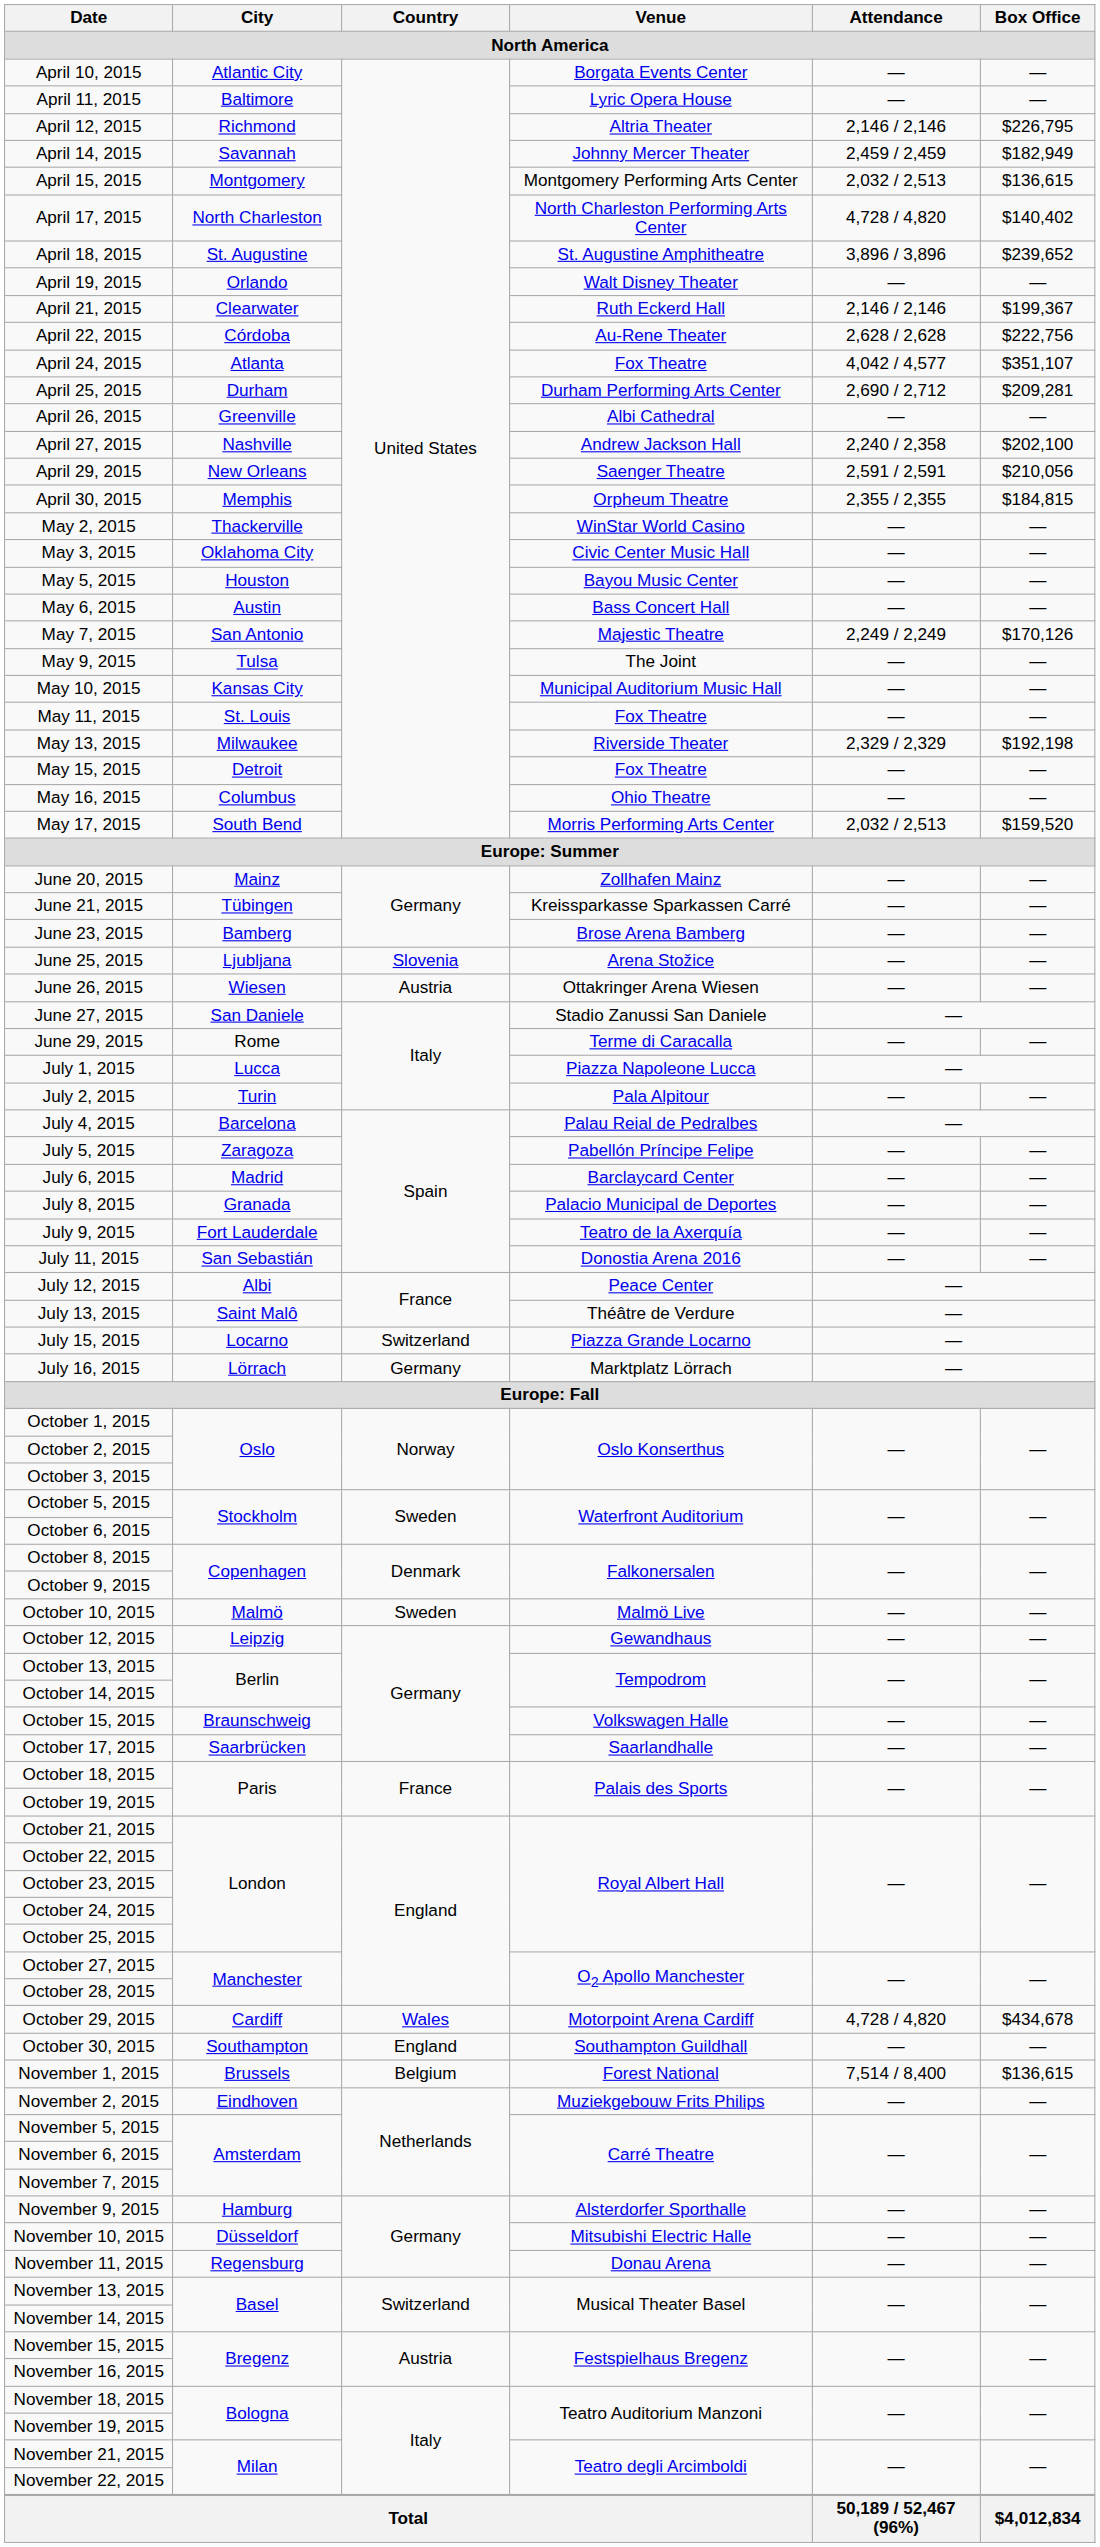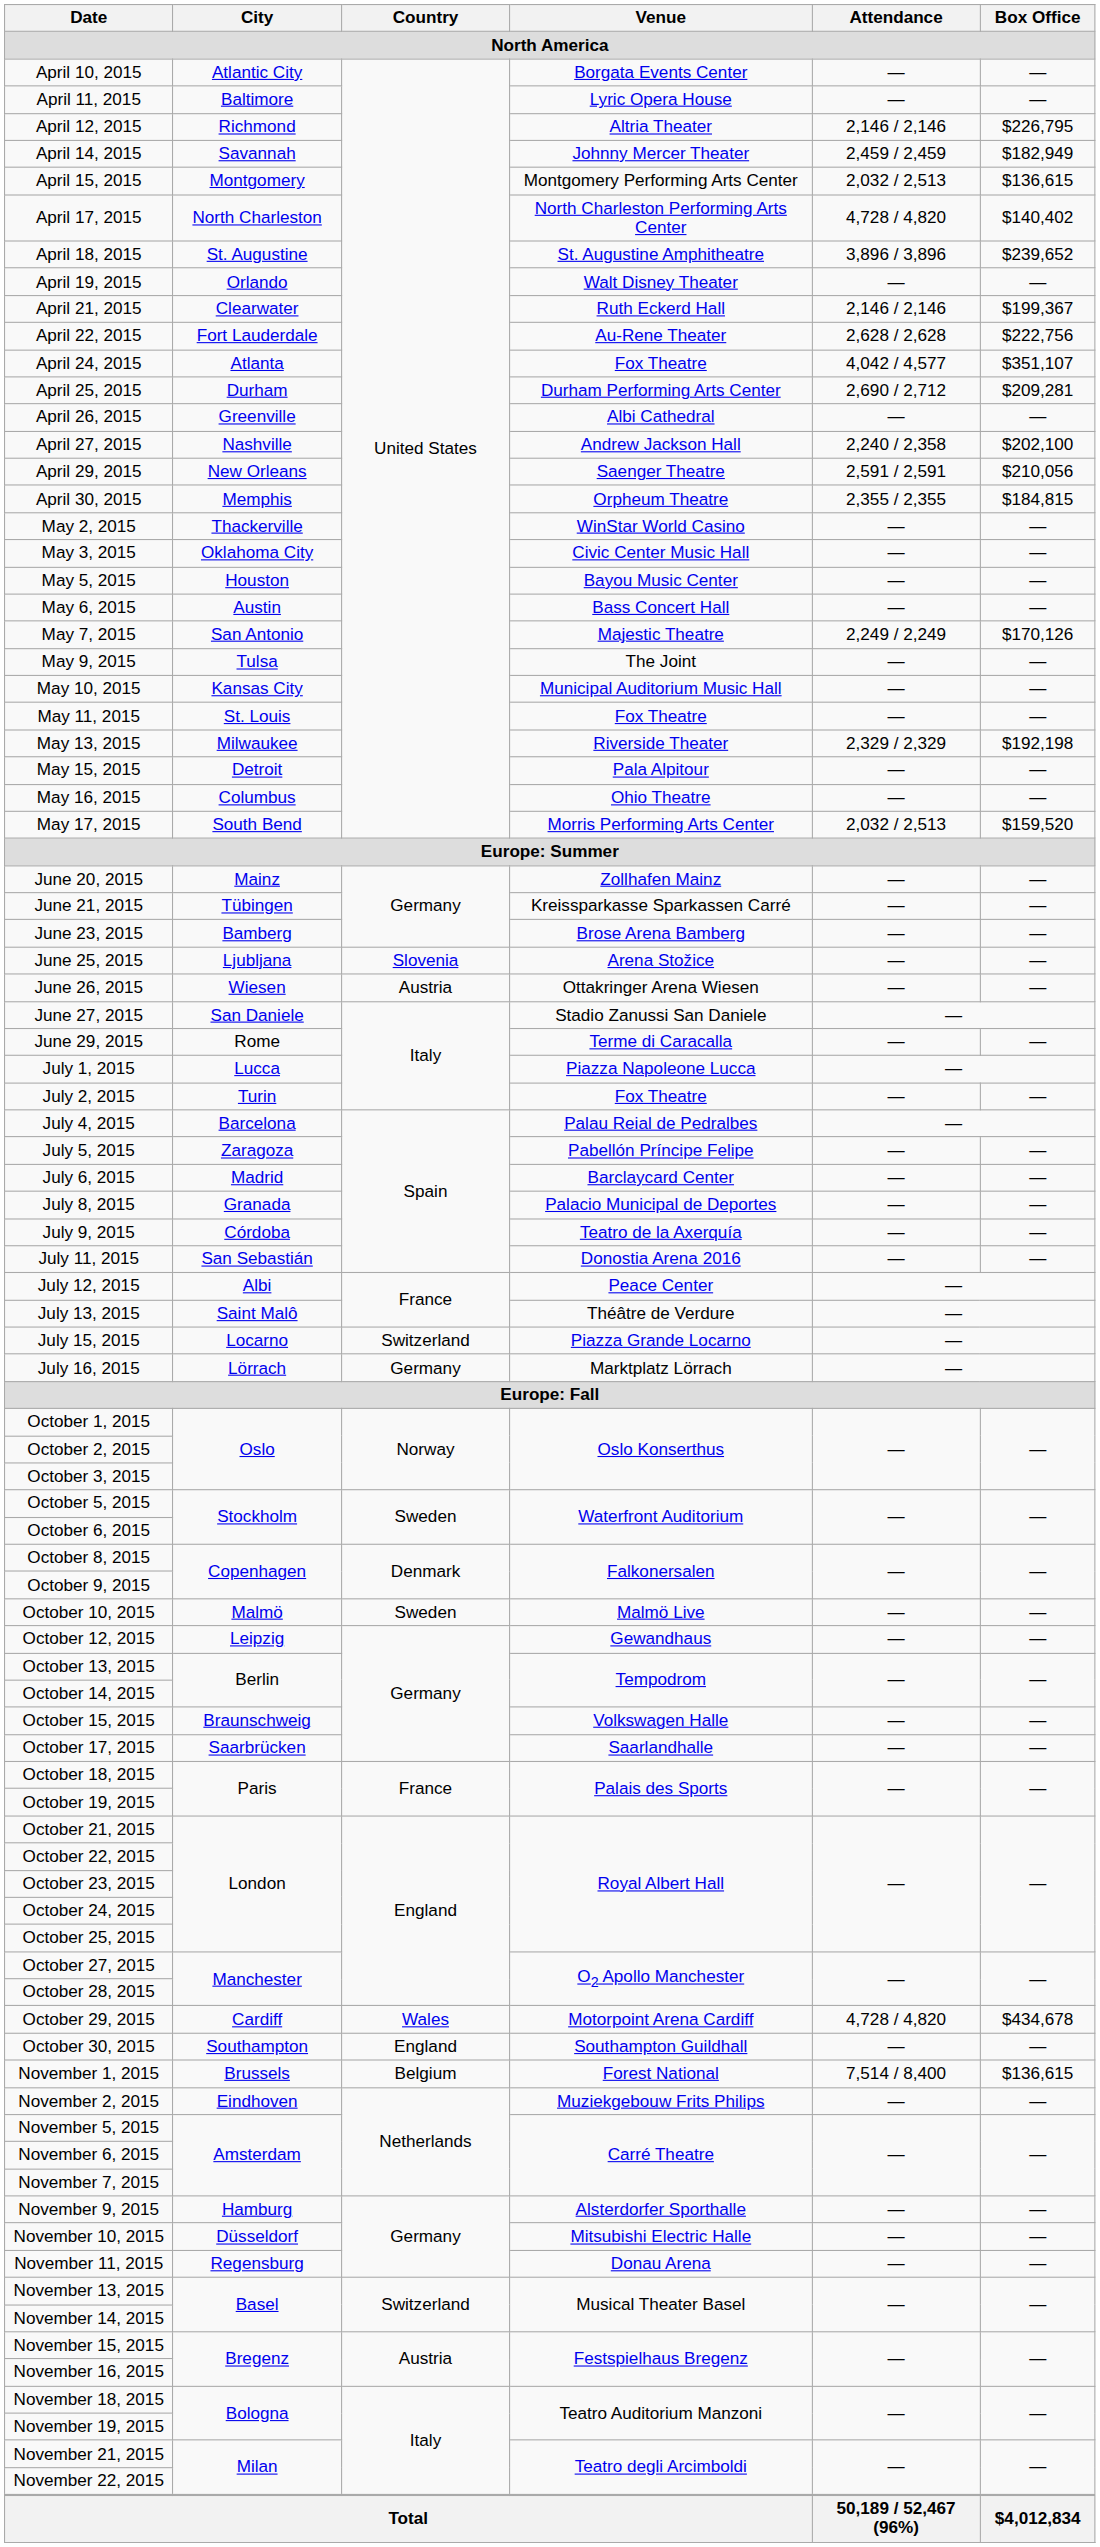(257, 335) Córdoba -> (257, 335) Fort Lauderdale
(661, 770) Fox Theatre -> (661, 770) Pala Alpitour
(661, 1096) Pala Alpitour -> (661, 1096) Fox Theatre
(257, 1231) Fort Lauderdale -> (257, 1231) Córdoba
